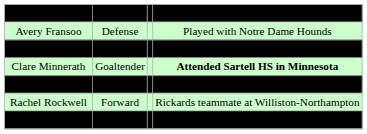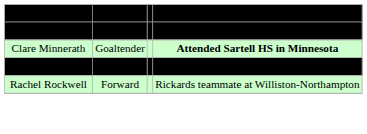- row: (48, 31)
(257, 48) Attended Williston-Northampton -> (257, 31) Member of the Boston Shamrocks
(120, 84) Forward -> (120, 66) Goaltender
(257, 84) Member of the Boston Shamrocks -> (257, 66) Attended Williston-Northampton
- row: (48, 119)
